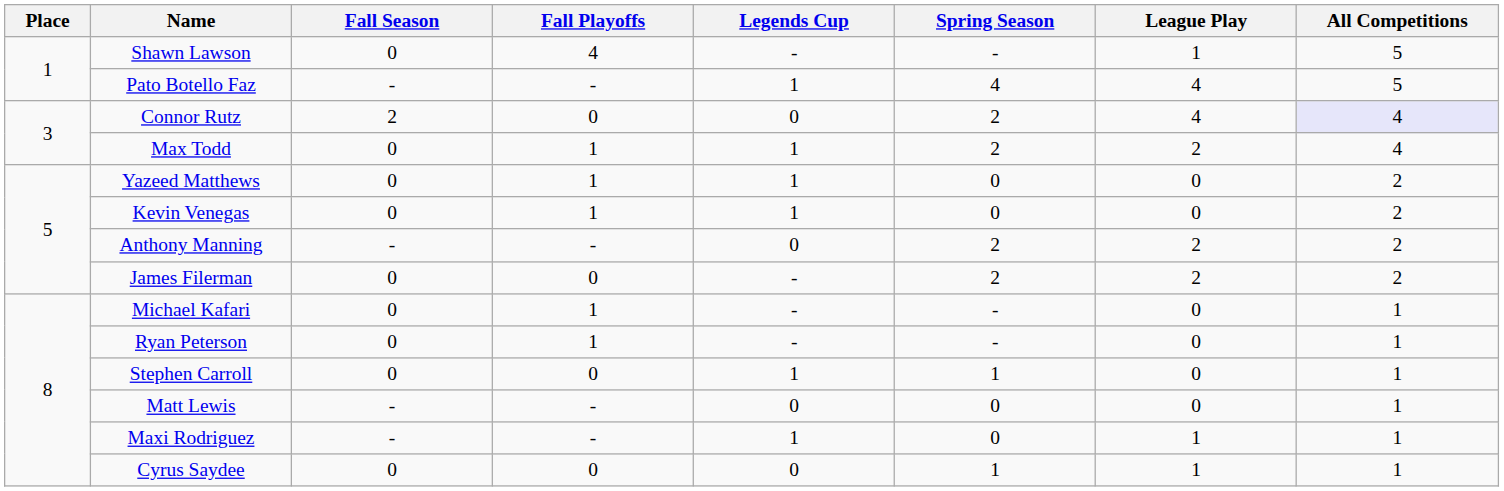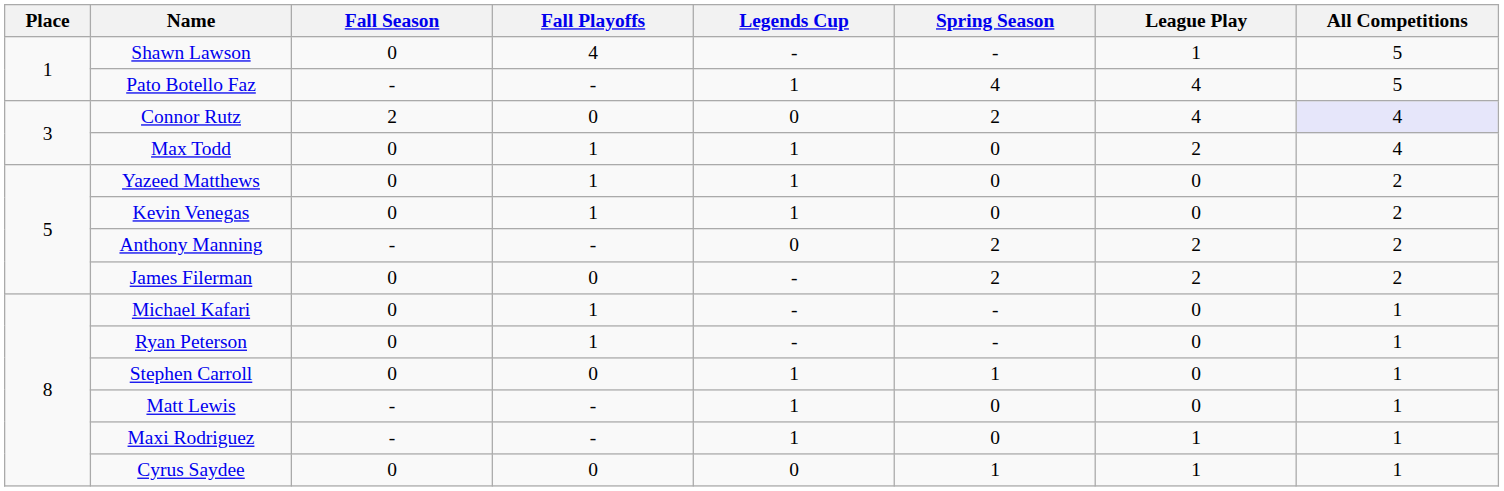(995, 149) 2 -> (995, 149) 0
(794, 405) 0 -> (794, 405) 1
